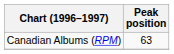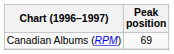(146, 40) 63 -> (146, 40) 69
